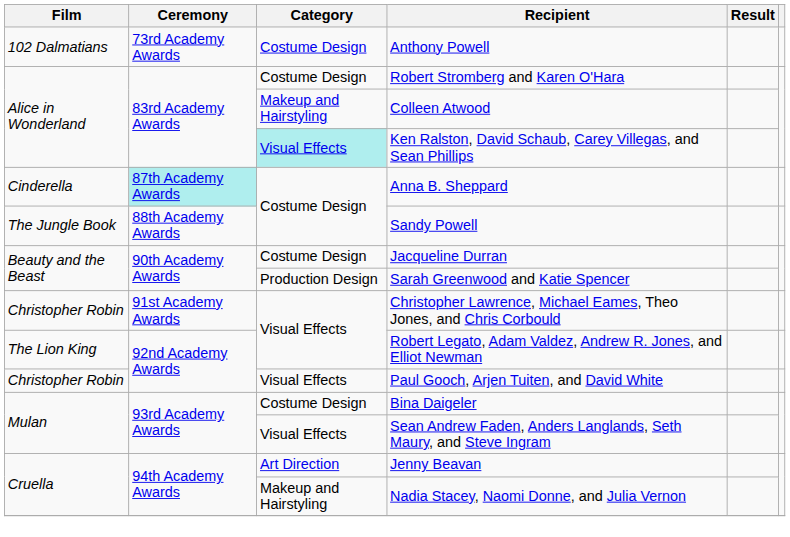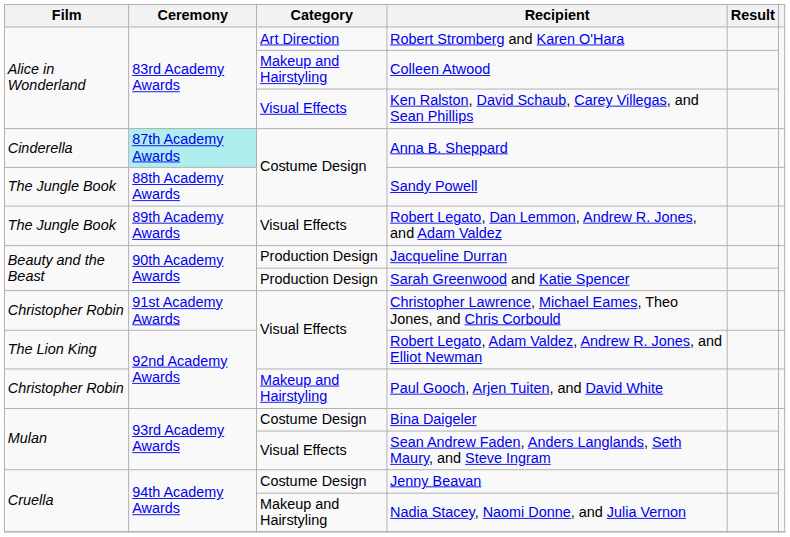- row: (440, 46)
(313, 77) Costume Design -> (300, 38) Art Direction
(303, 147) paleturquoise background -> (303, 108) no background
+ row: (543, 225)
(313, 256) Costume Design -> (319, 256) Production Design
(303, 380) Visual Effects -> (300, 388) Makeup and Hairstyling
(300, 465) Art Direction -> (313, 481) Costume Design
